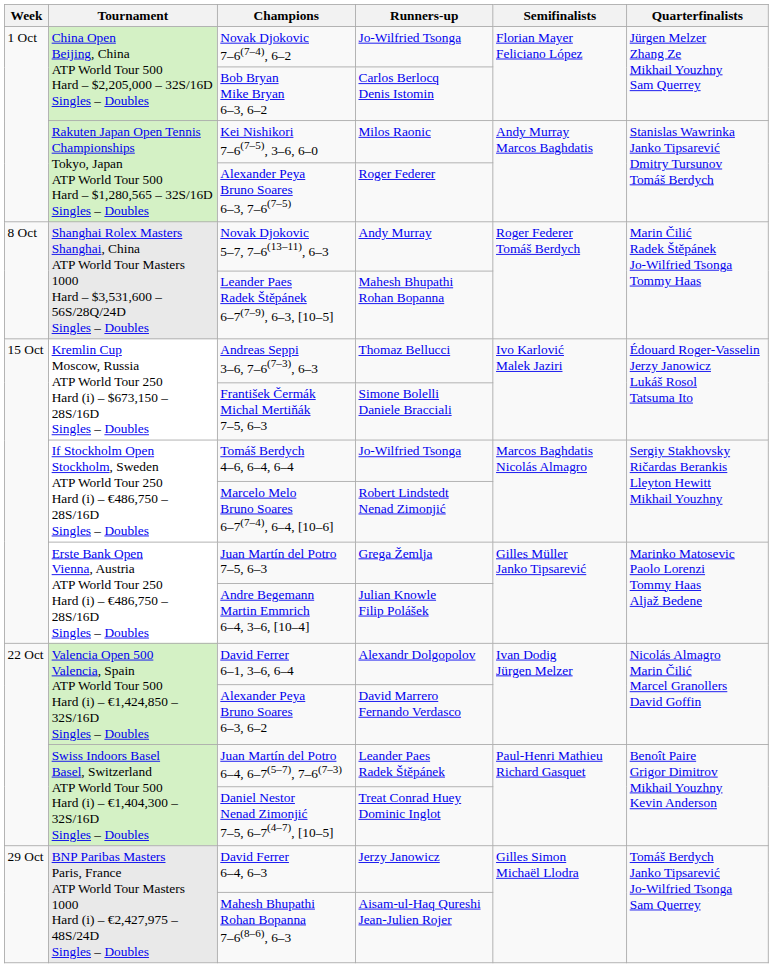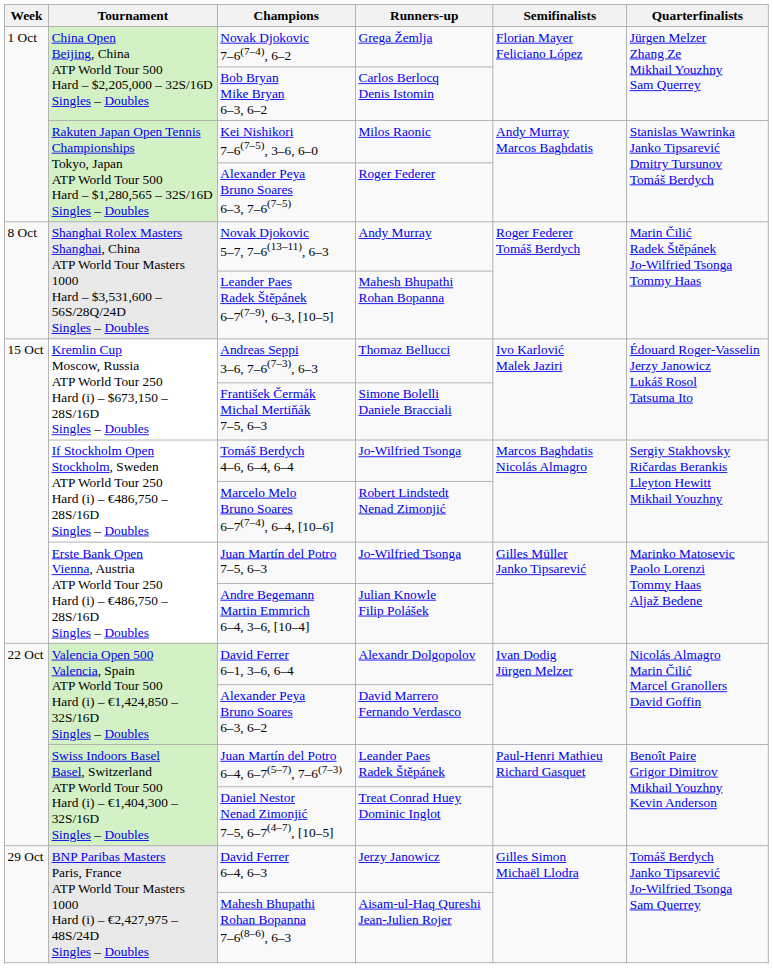(410, 37) Jo-Wilfried Tsonga -> (395, 37) Grega Žemlja
(395, 552) Grega Žemlja -> (410, 552) Jo-Wilfried Tsonga
